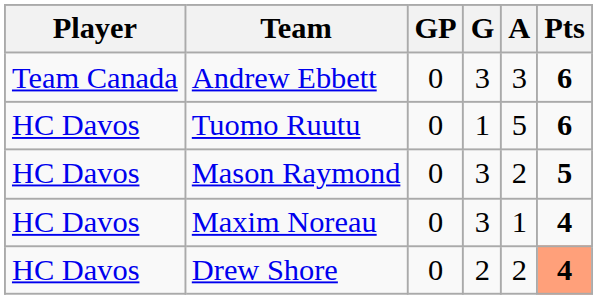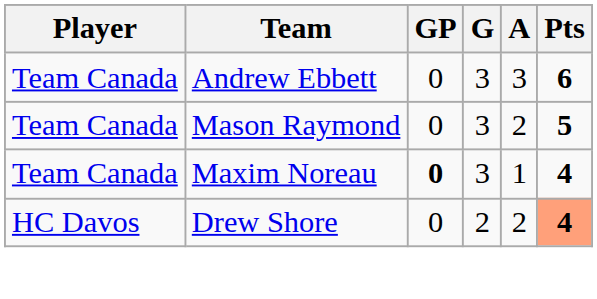- row: (276, 125)
(76, 173) HC Davos -> (95, 125) Team Canada
(76, 221) HC Davos -> (95, 173) Team Canada
(436, 221) normal -> (436, 173) bold
